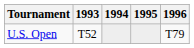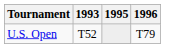- column: (116, 14)
